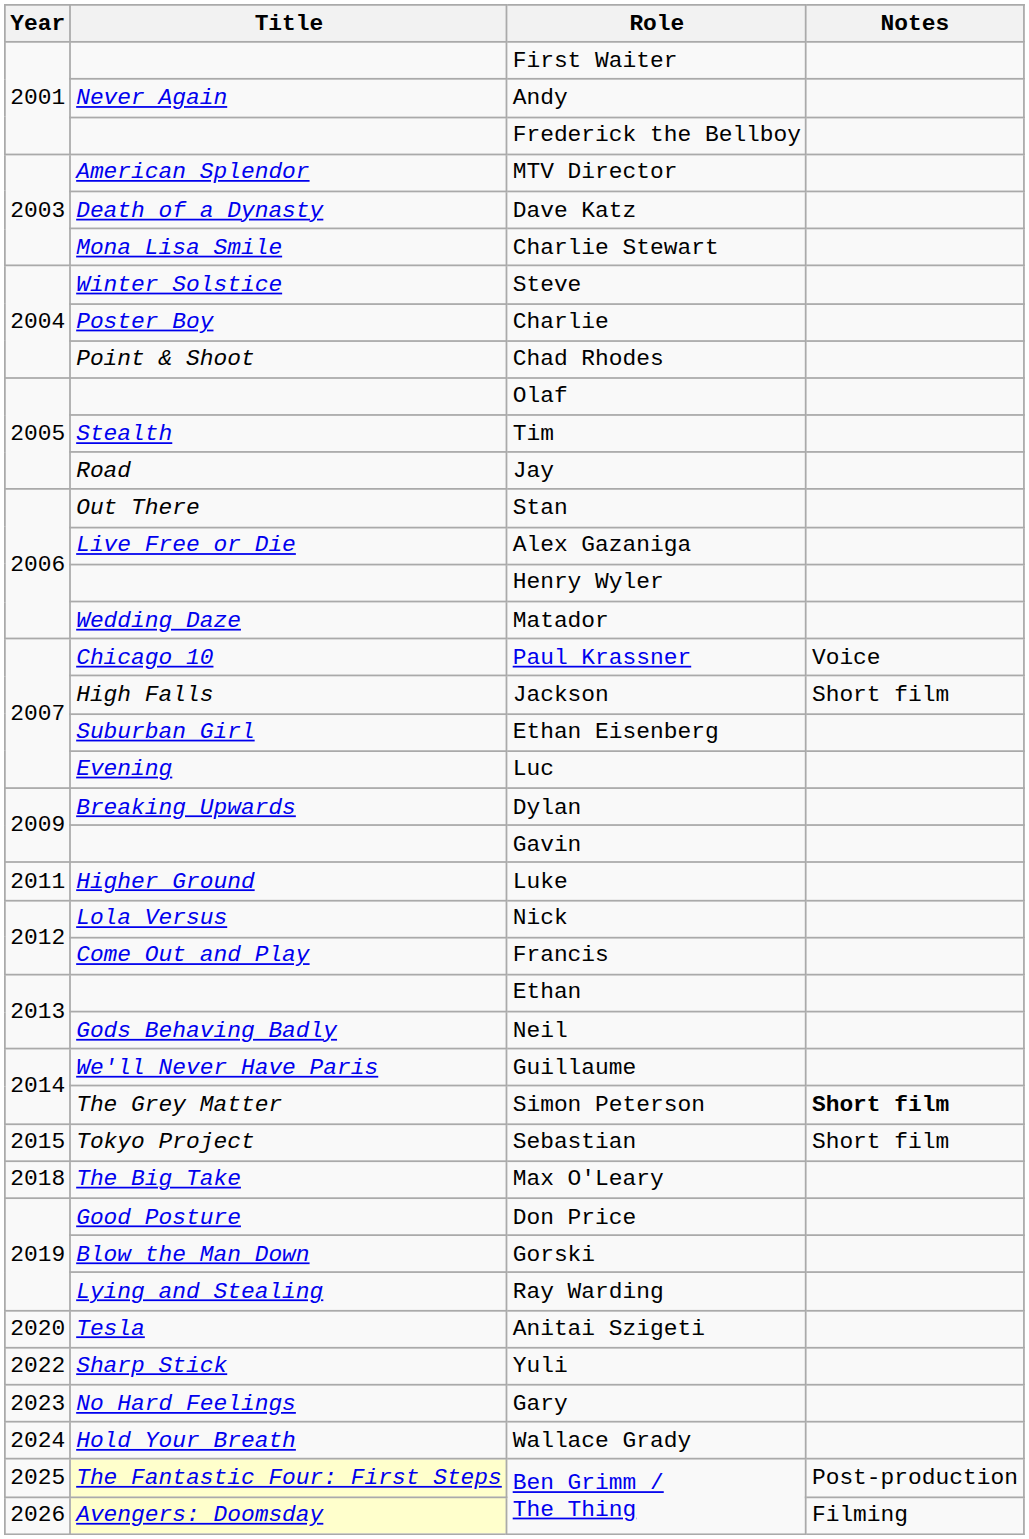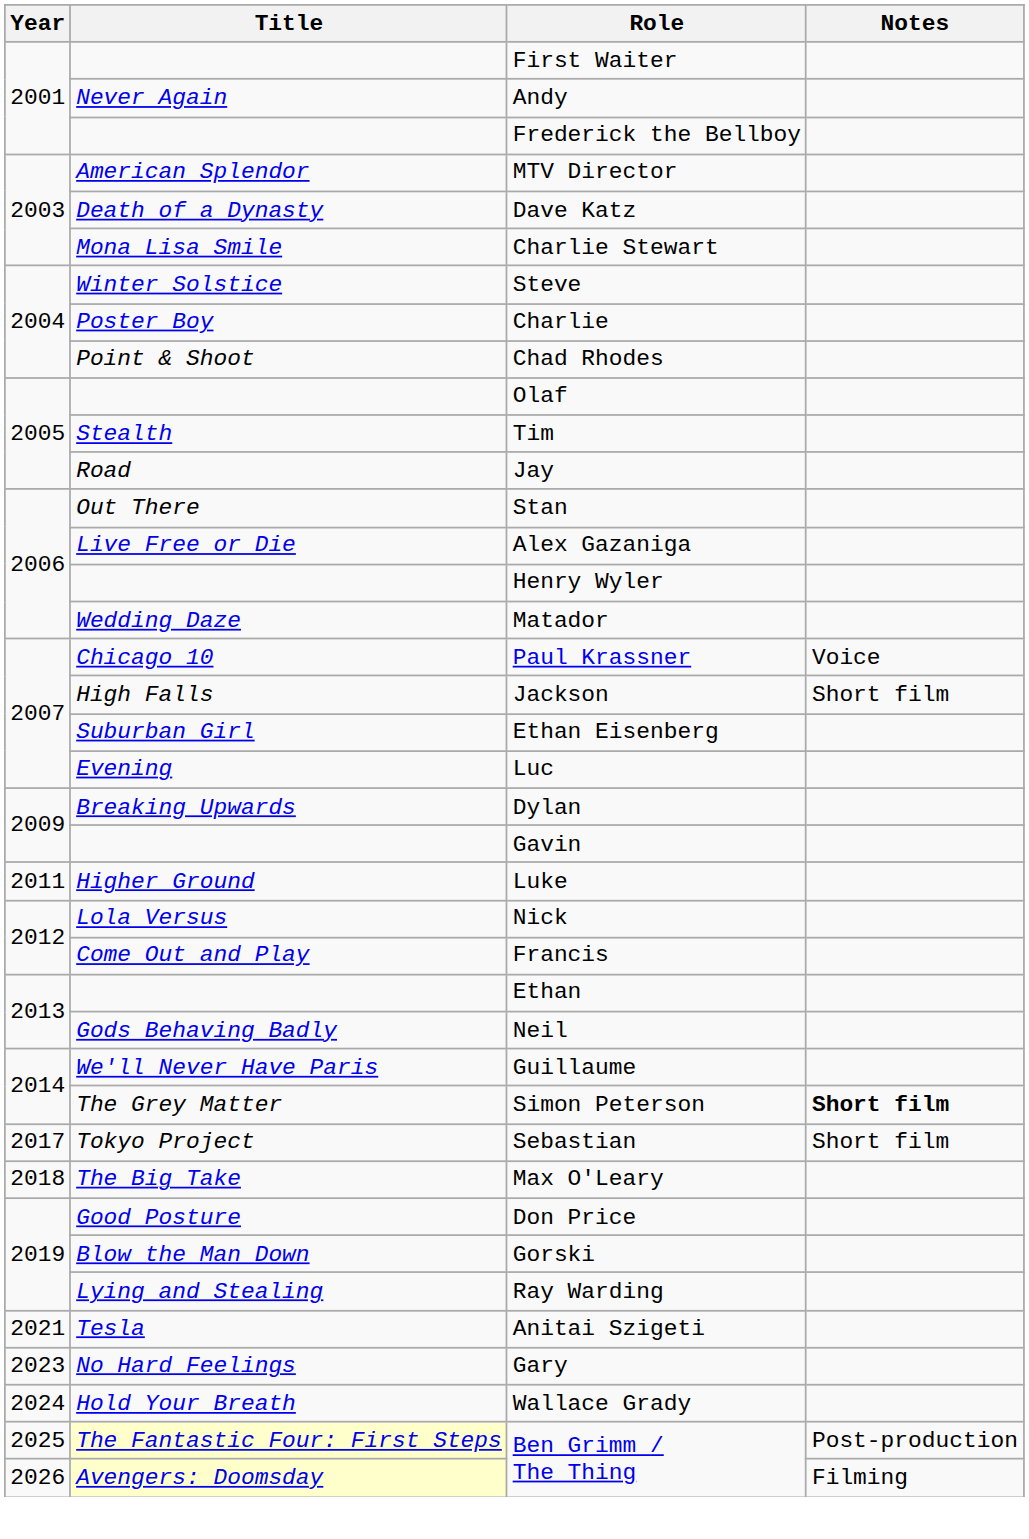(38, 1142) 2015 -> (38, 1142) 2017
(38, 1329) 2020 -> (38, 1329) 2021
- row: (152, 1366)
